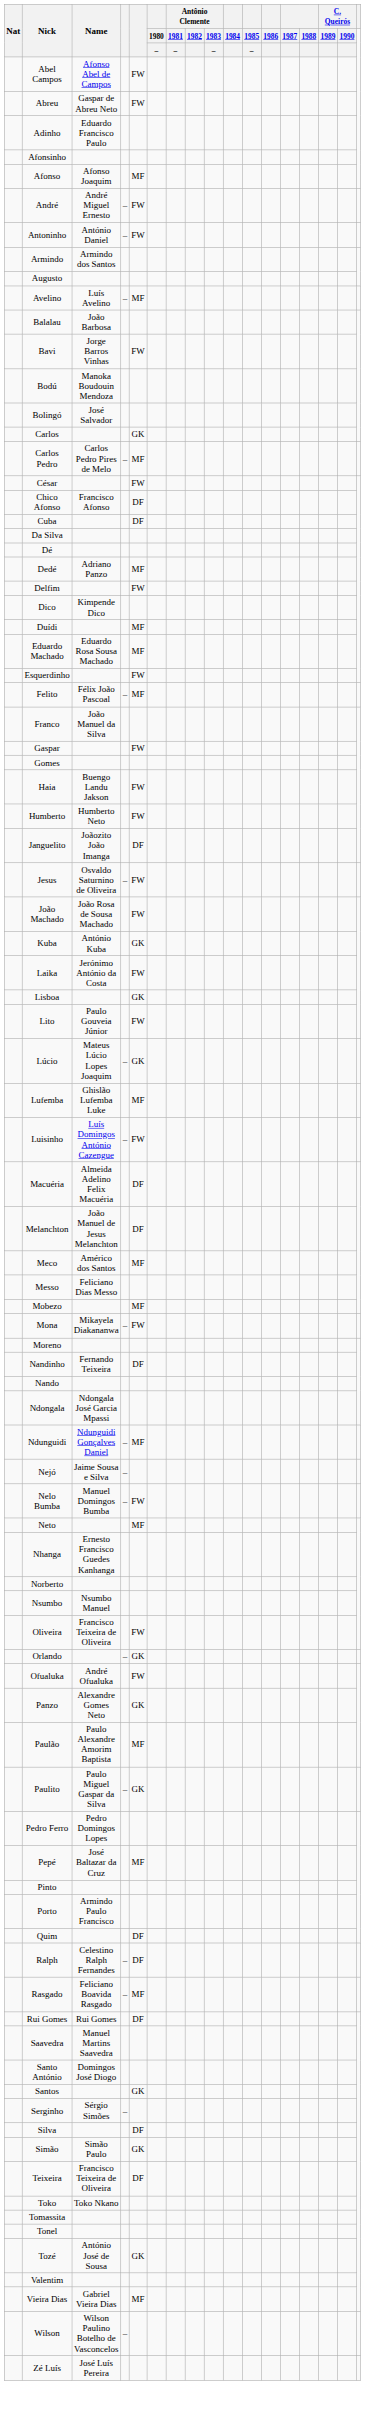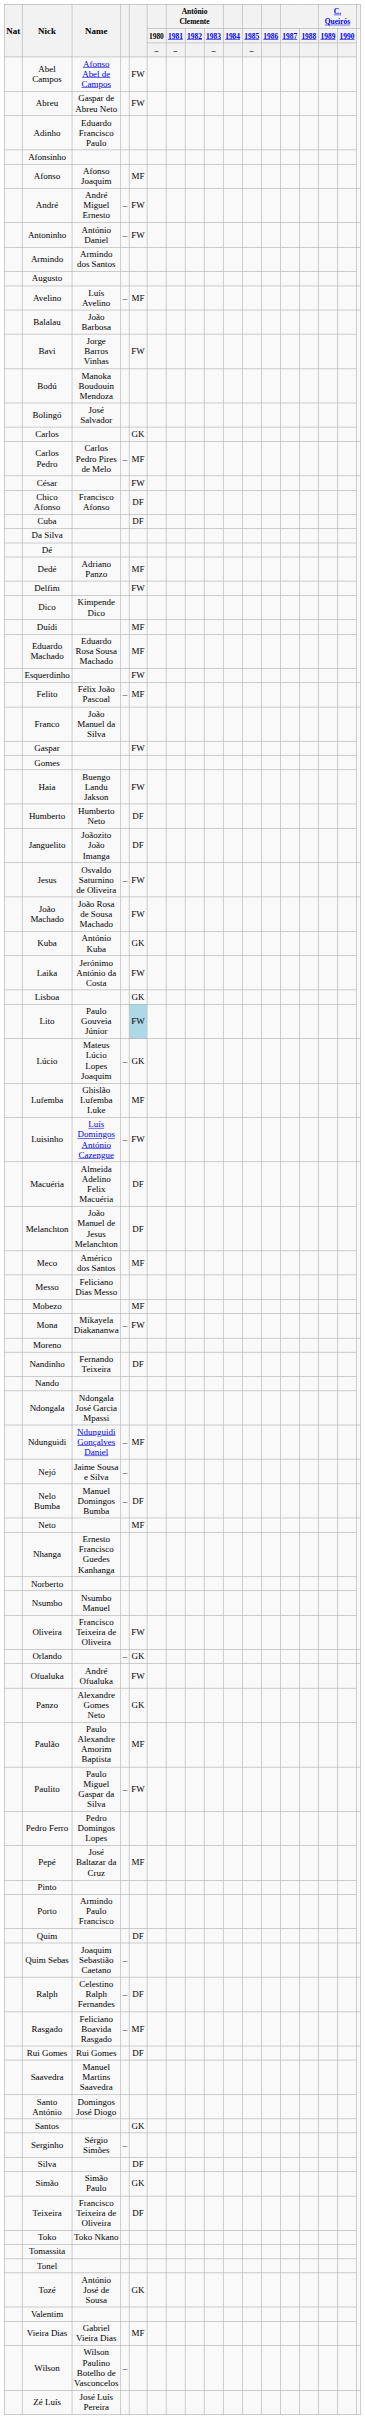(138, 816) FW -> (138, 816) DF
(138, 1021) no background -> (138, 1021) lightblue background
(138, 1501) FW -> (138, 1501) DF
(138, 1789) GK -> (138, 1789) FW
+ row: (47, 1960)
